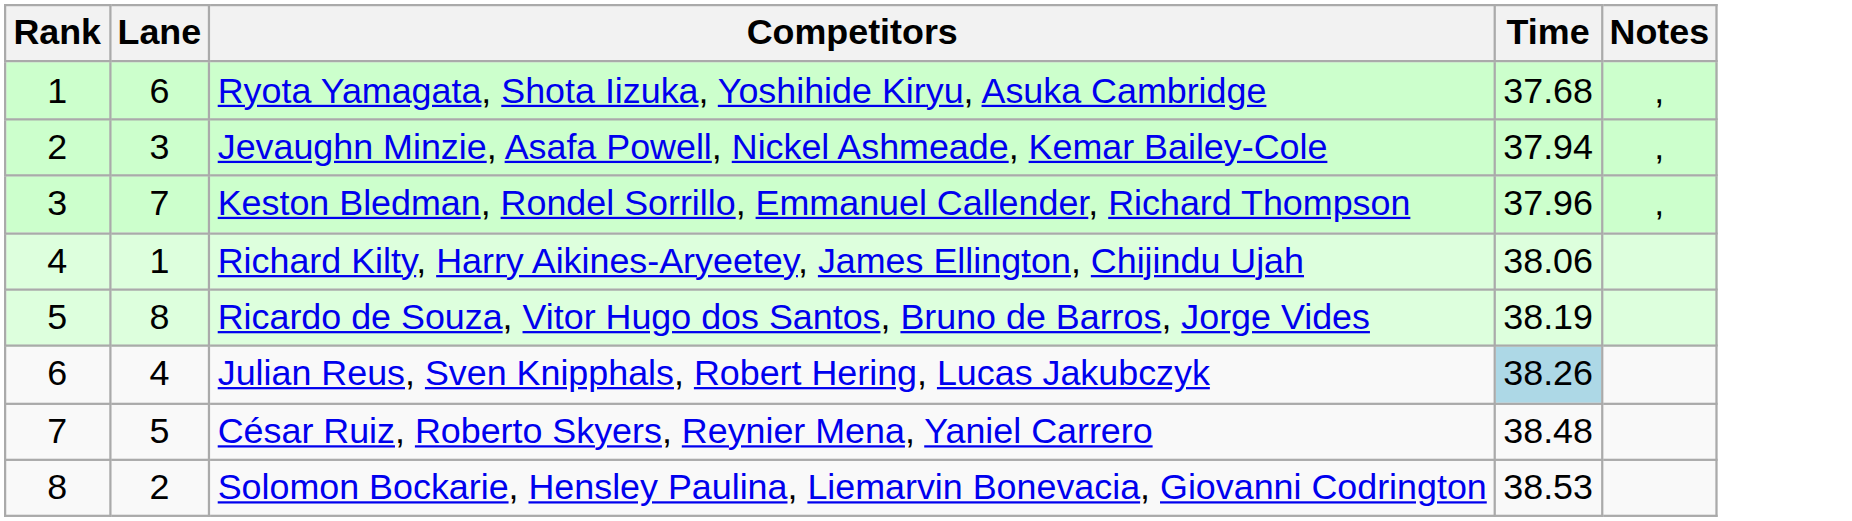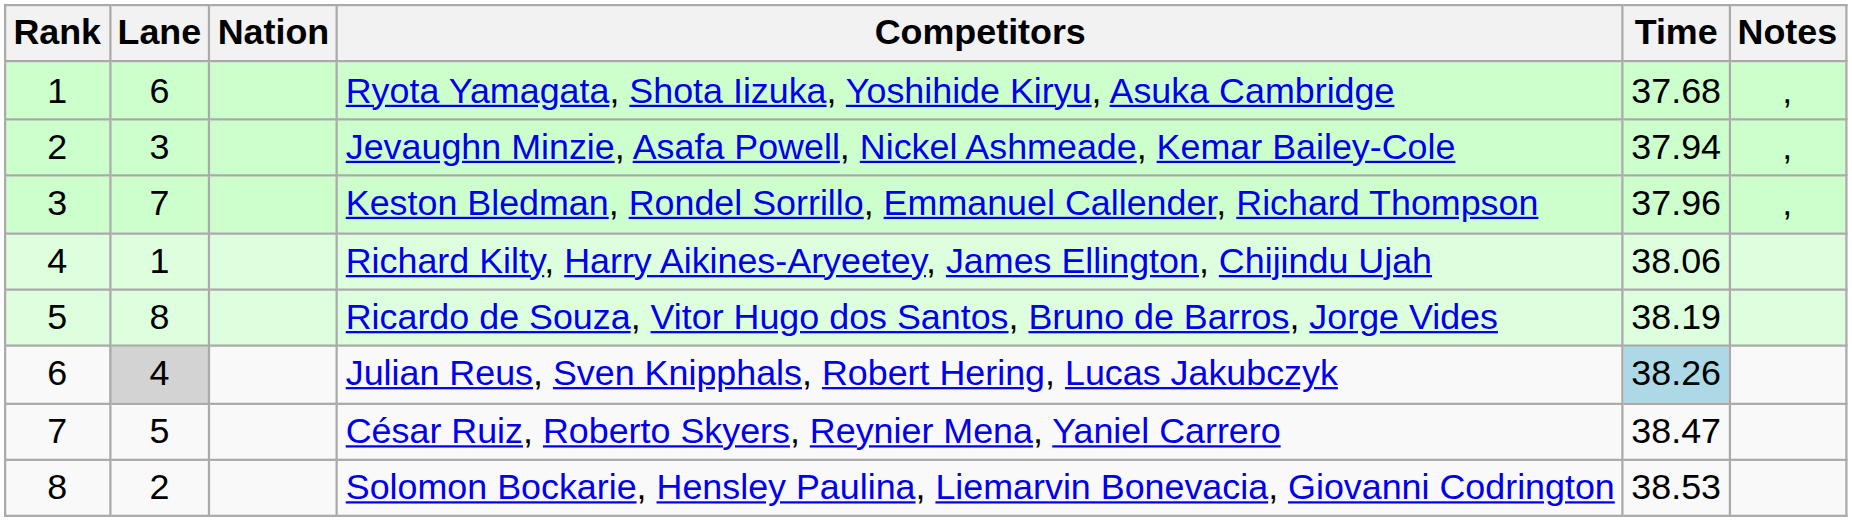+ column: (273, 32)
(159, 373) no background -> (159, 373) lightgrey background
(1548, 430) 38.48 -> (1676, 430) 38.47
